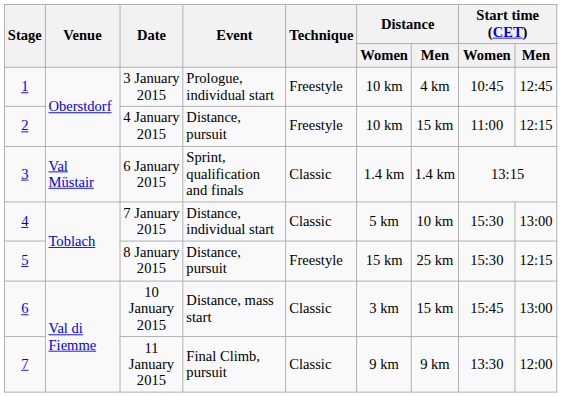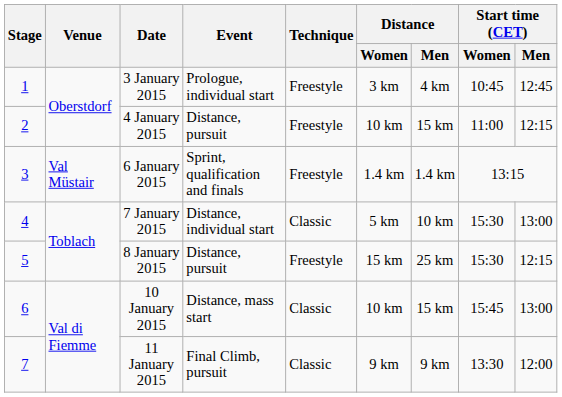(384, 86) 10 km -> (384, 86) 3 km
(310, 173) Classic -> (316, 173) Freestyle
(384, 308) 3 km -> (384, 308) 10 km
